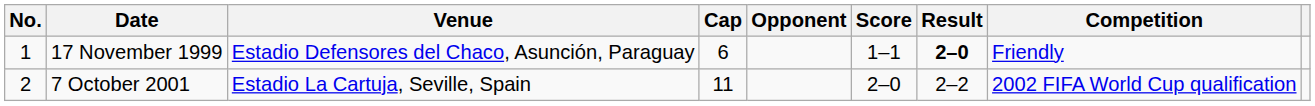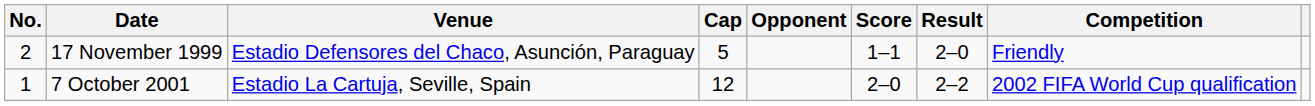(26, 52) 1 -> (26, 52) 2
(723, 52) 6 -> (723, 52) 5
(952, 52) bold -> (952, 52) normal
(26, 84) 2 -> (26, 84) 1
(723, 84) 11 -> (723, 84) 12
